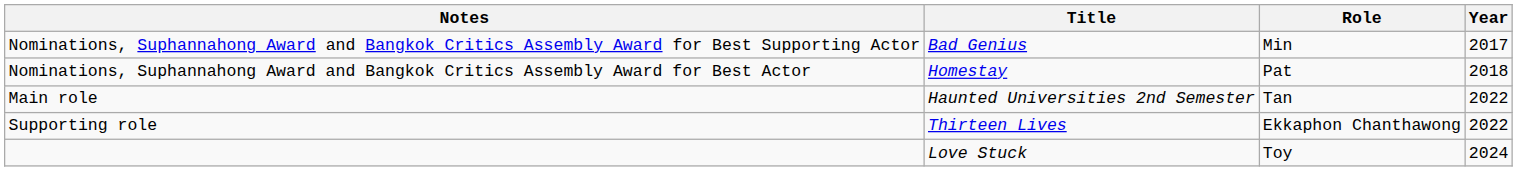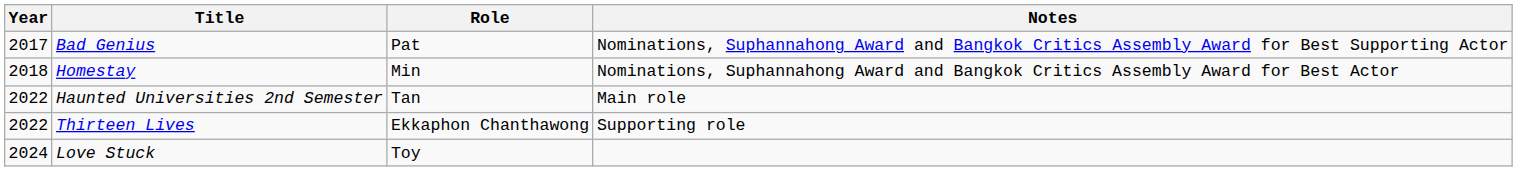columns swapped: (1489, 18) <-> (464, 18)
(1278, 45) Min -> (406, 45) Pat
(1278, 72) Pat -> (406, 72) Min
